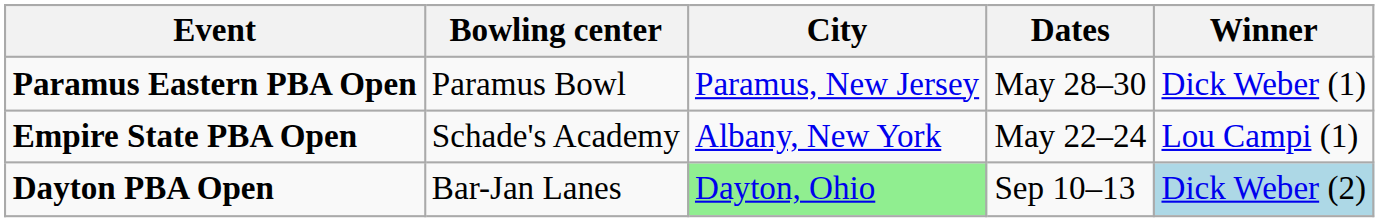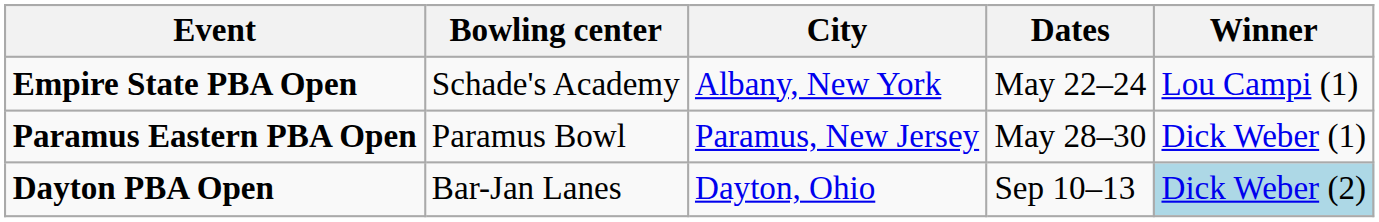rows swapped: (185, 135) <-> (215, 83)
(785, 188) lightgreen background -> (785, 188) no background
